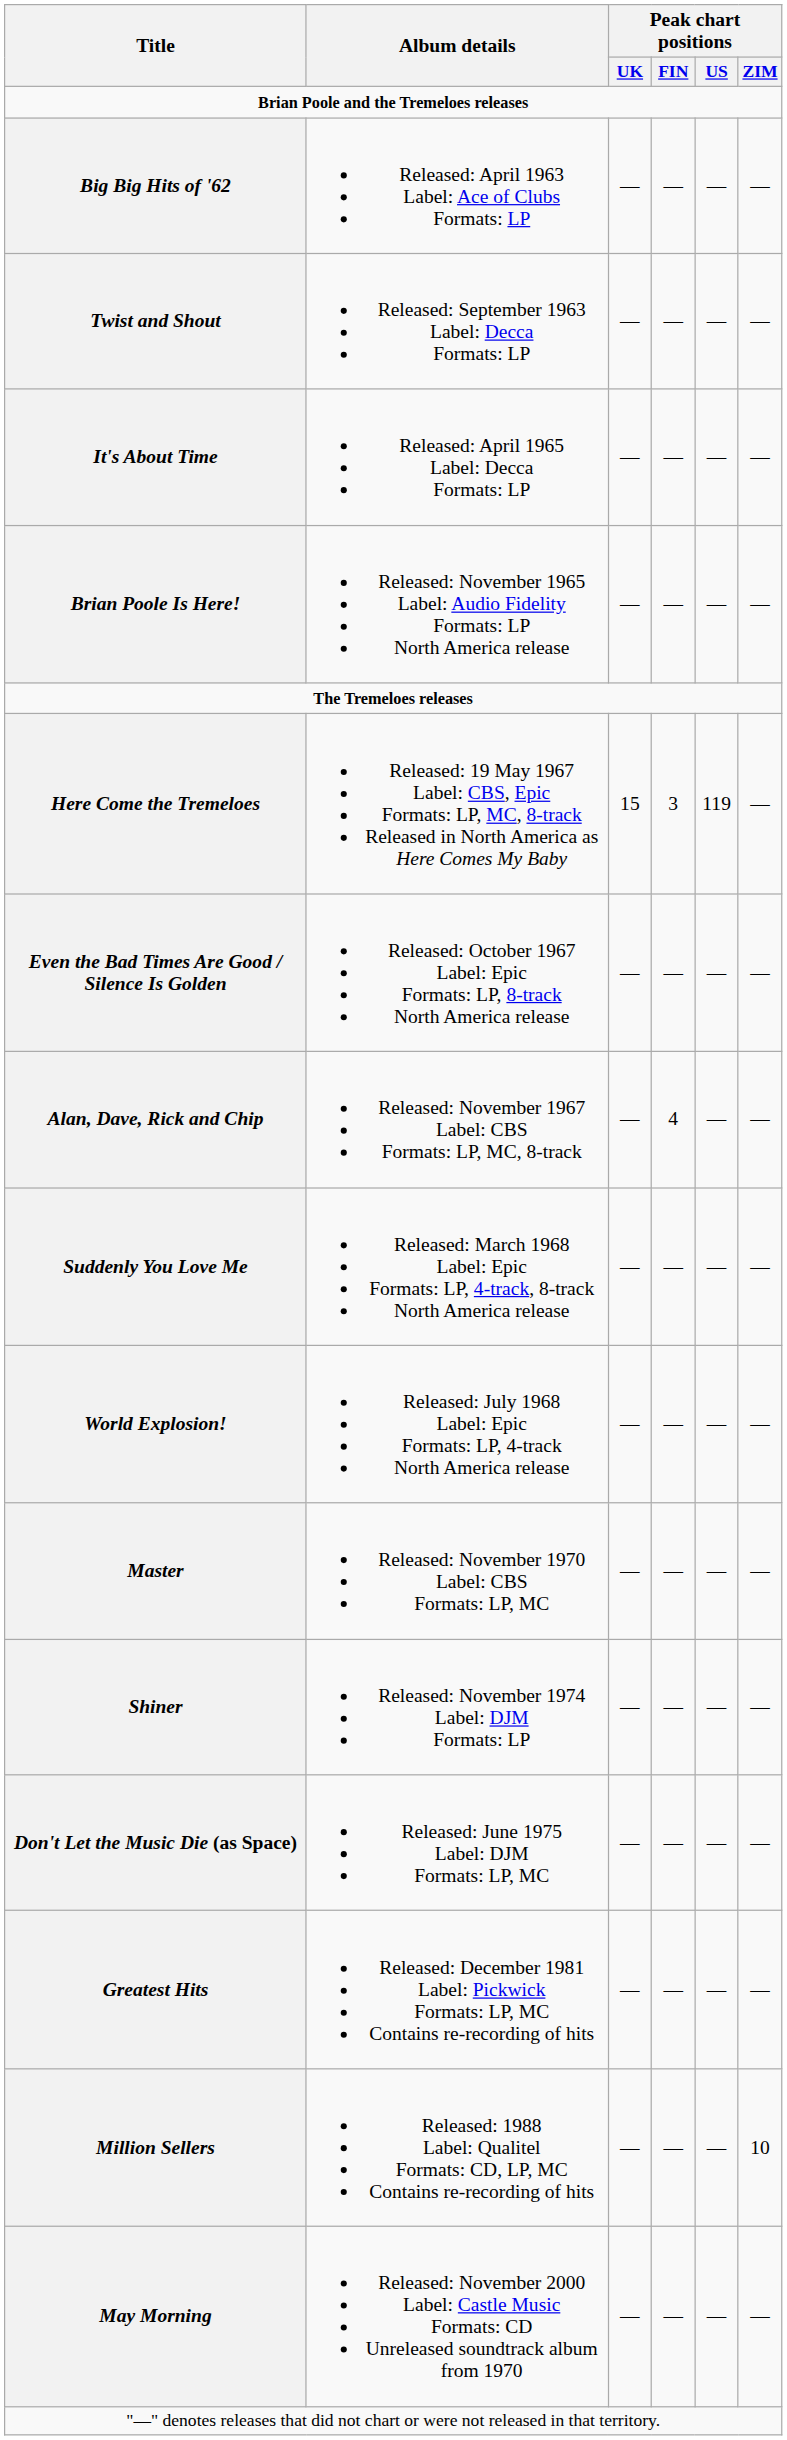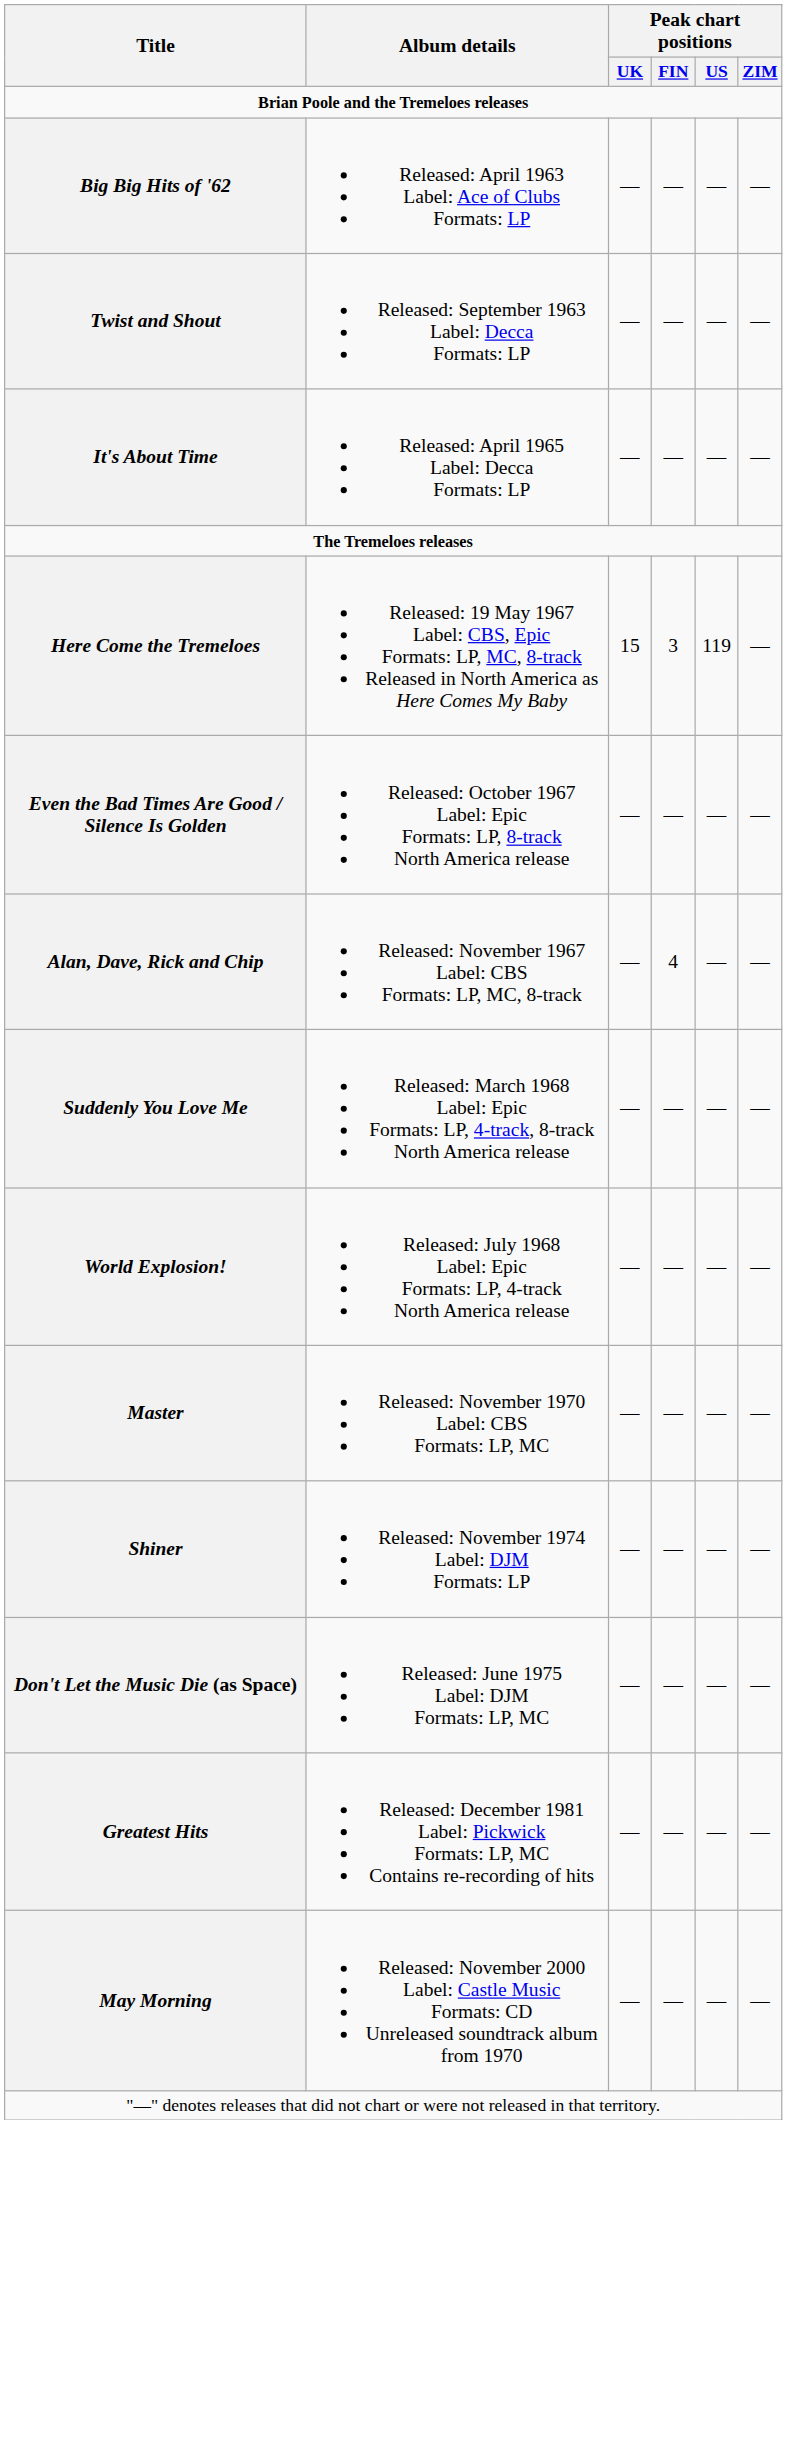- row: (156, 603)
- row: (155, 2147)
